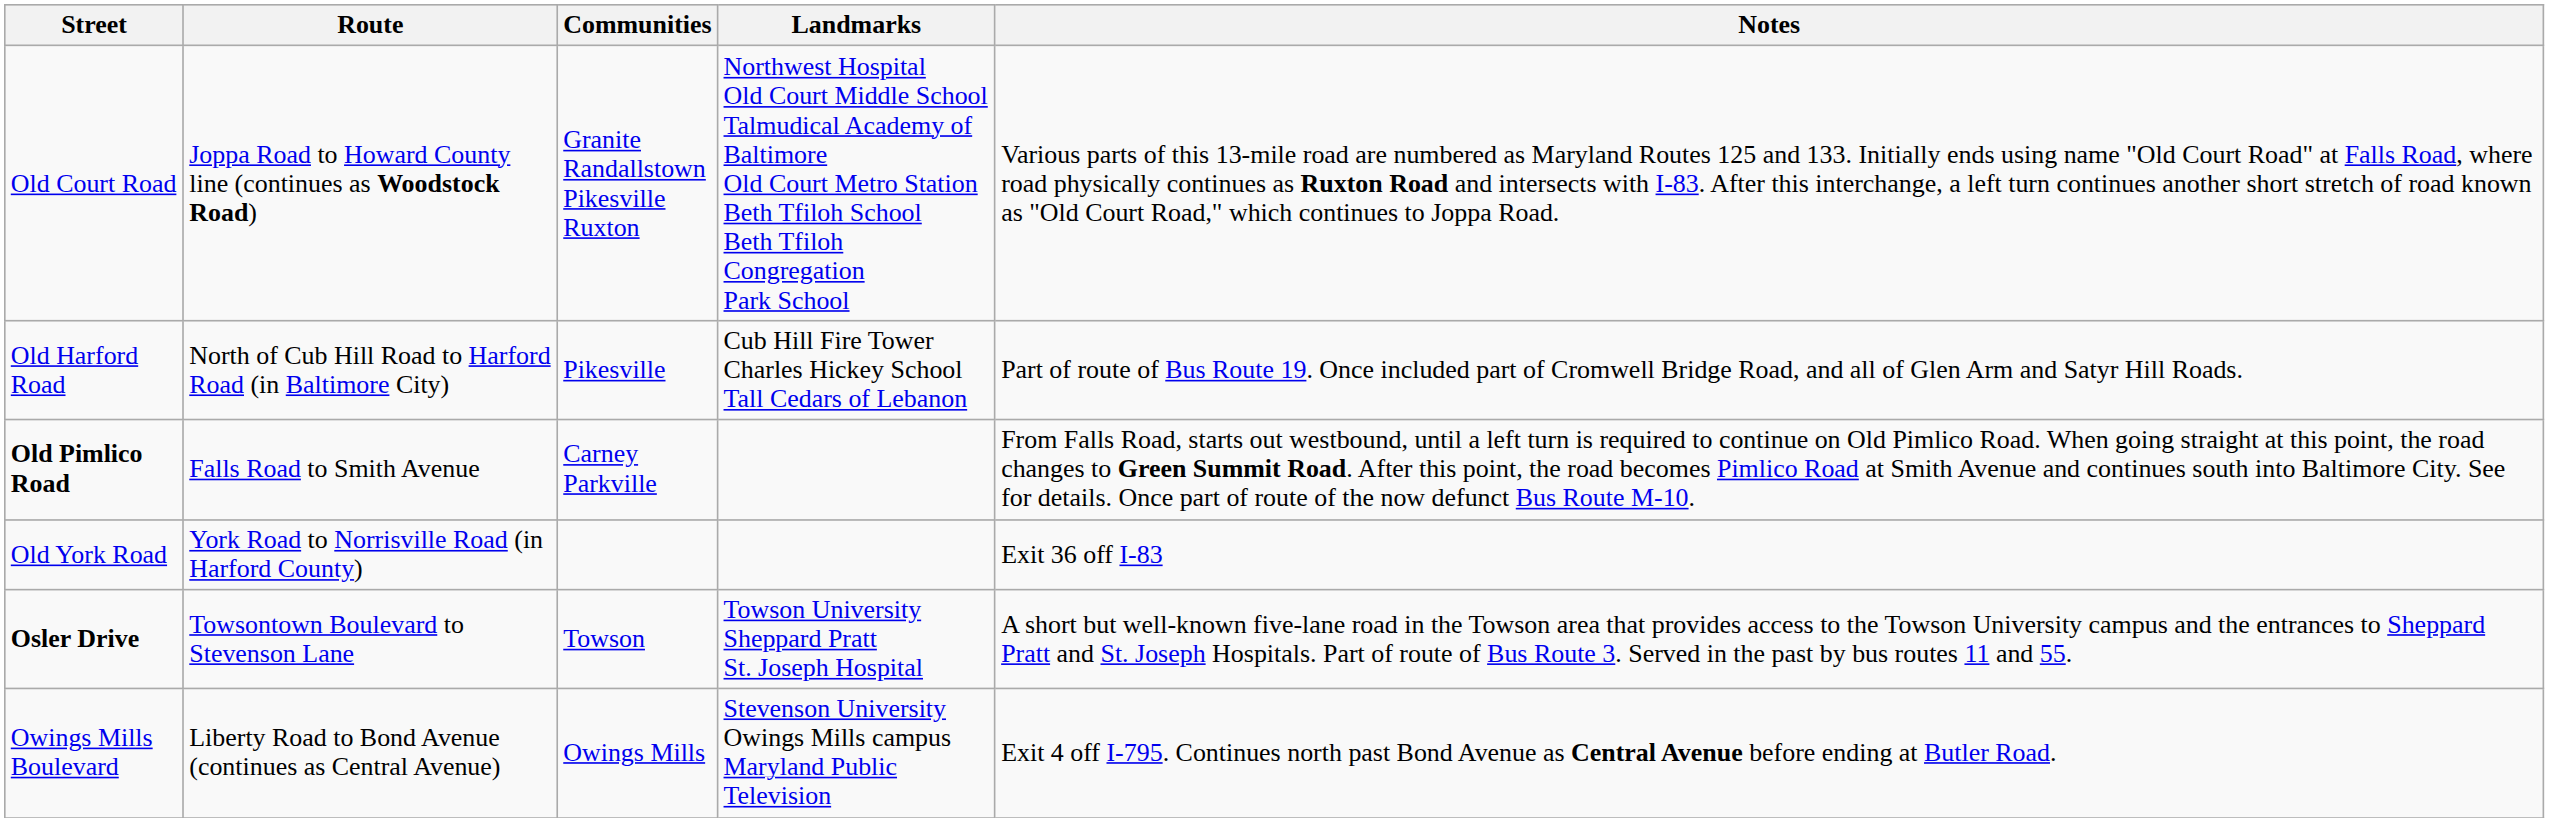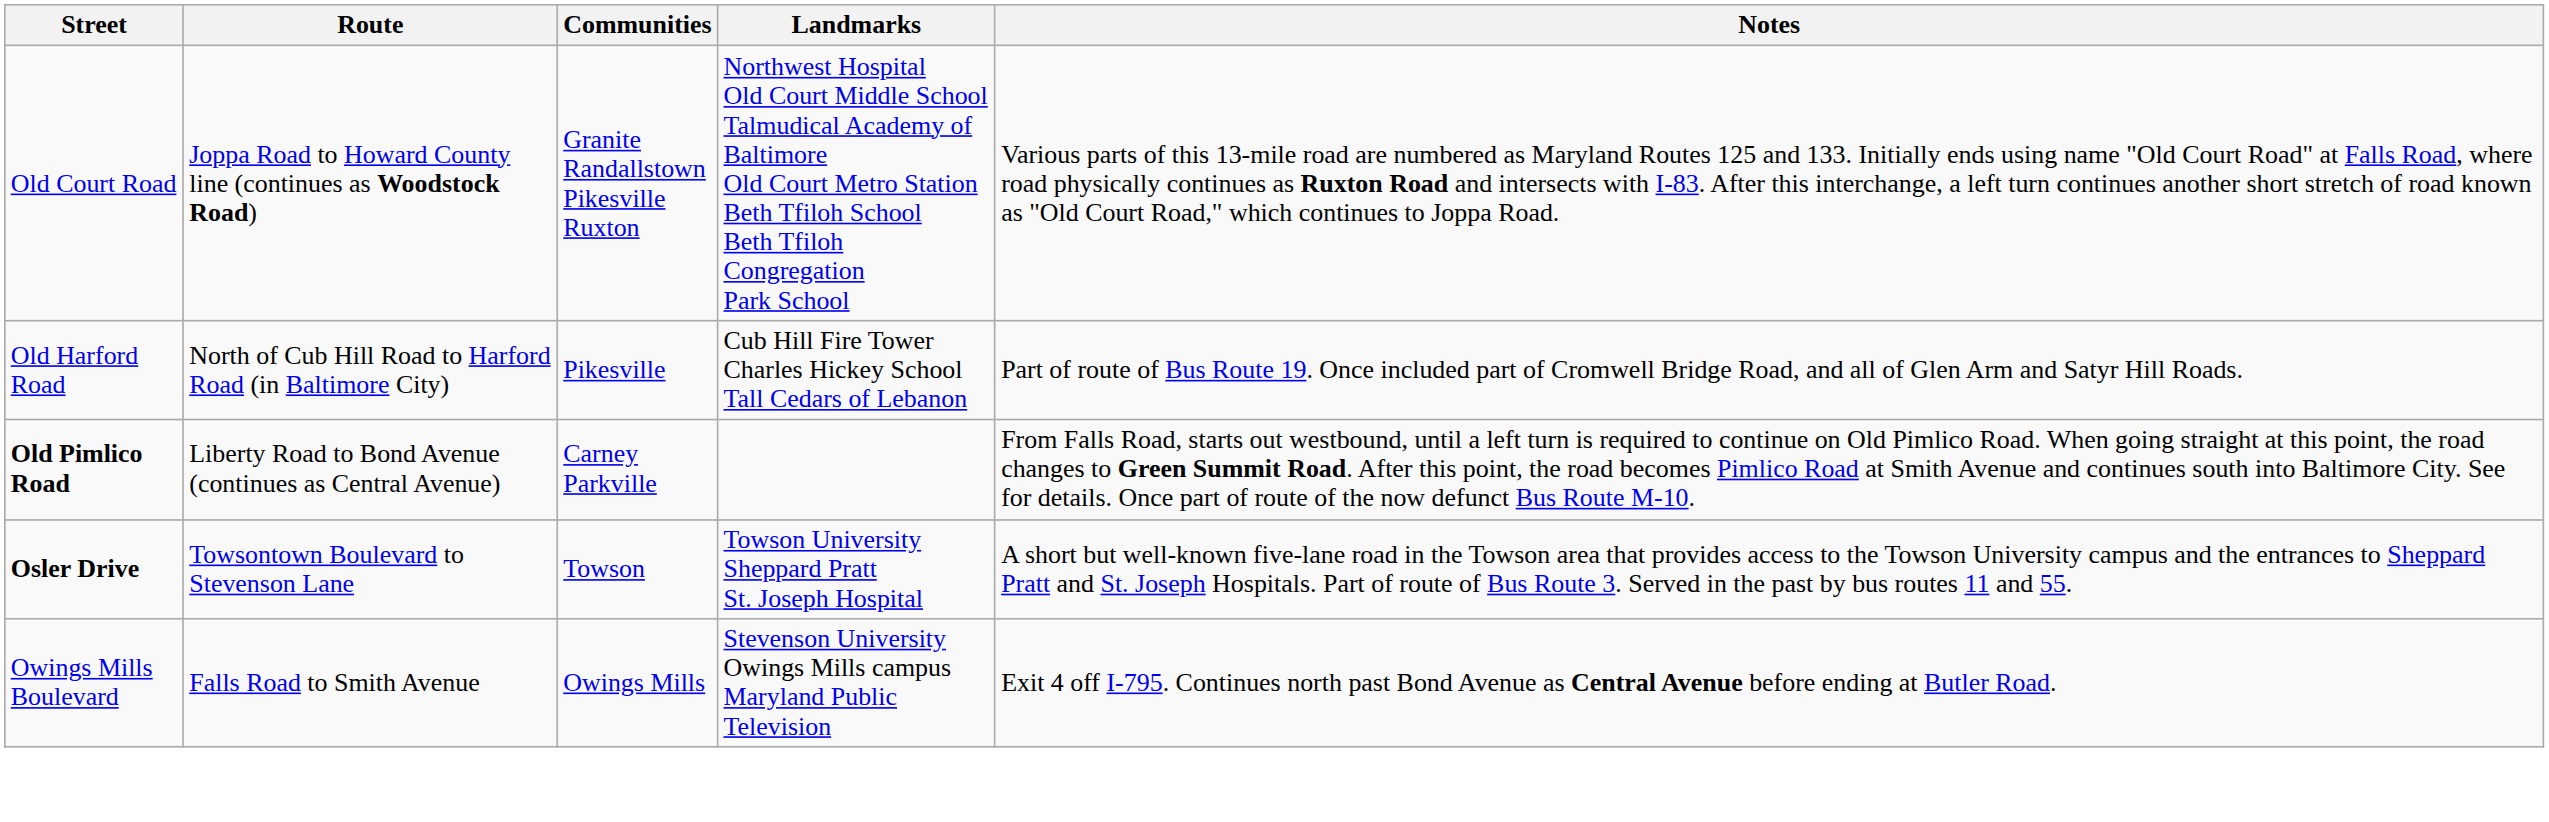(334, 469) Falls Road to Smith Avenue -> (345, 469) Liberty Road to Bond Avenue (continues as Central Avenue)
- row: (89, 553)
(345, 752) Liberty Road to Bond Avenue (continues as Central Avenue) -> (334, 682) Falls Road to Smith Avenue
